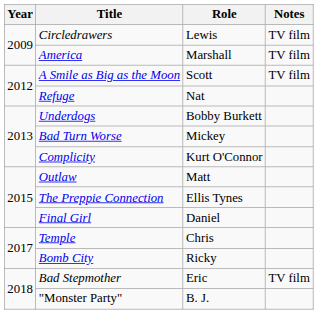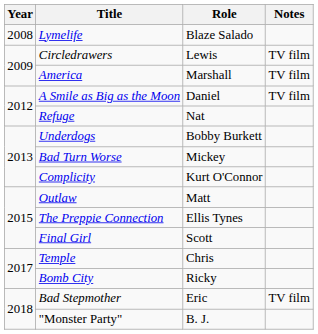+ row: (61, 34)
(199, 75) Scott -> (203, 95) Daniel
(203, 217) Daniel -> (199, 237) Scott
